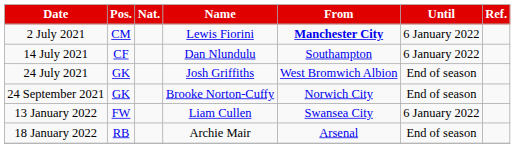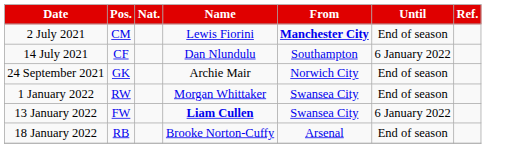(441, 34) 6 January 2022 -> (413, 34) End of season
- row: (56, 73)
(220, 93) Brooke Norton-Cuffy -> (220, 73) Archie Mair
+ row: (56, 93)
(220, 113) normal -> (220, 113) bold
(220, 133) Archie Mair -> (220, 133) Brooke Norton-Cuffy
